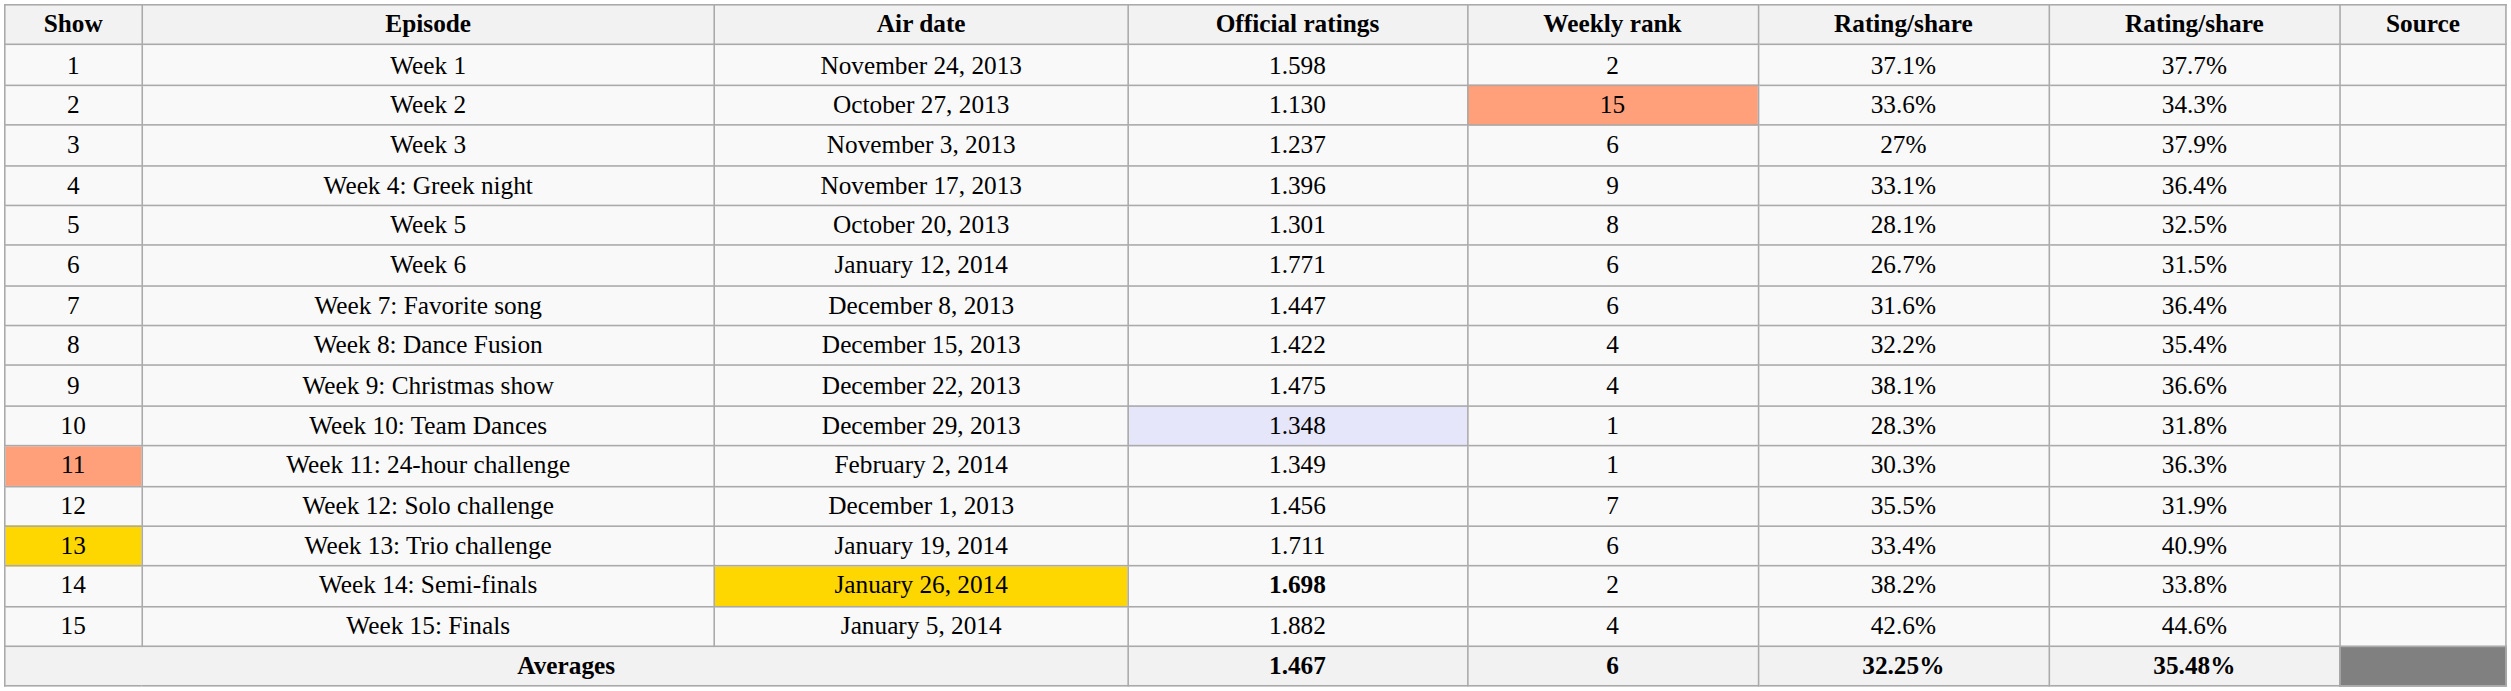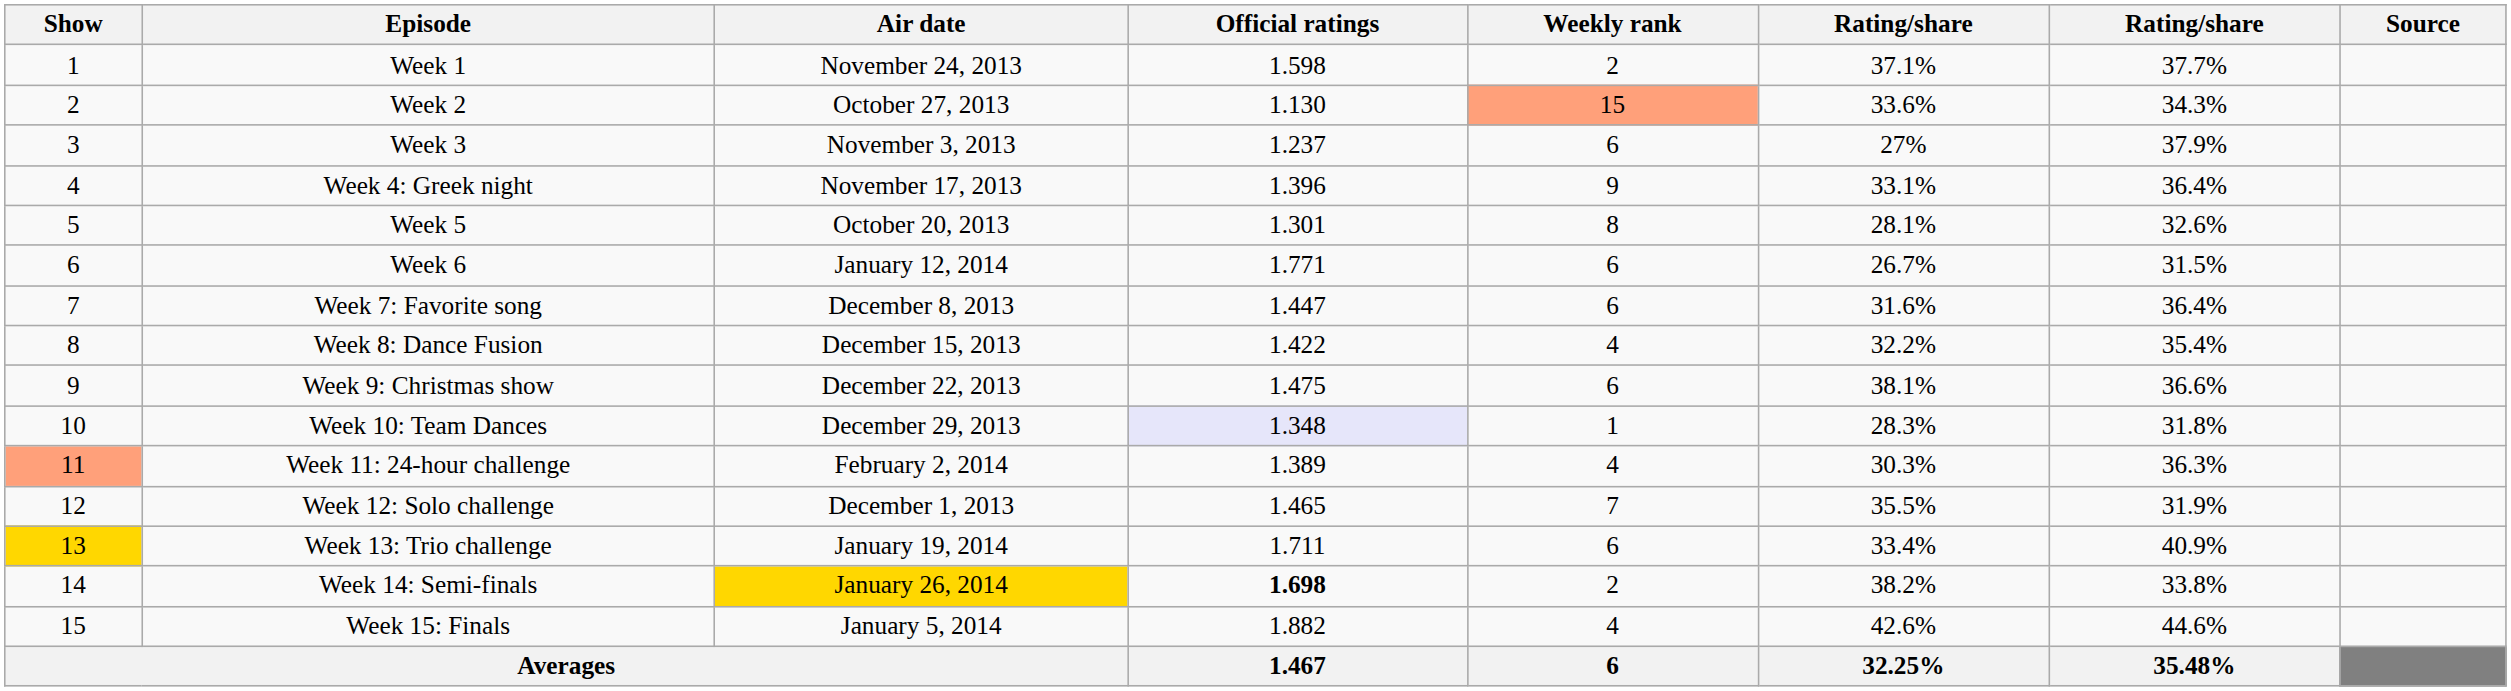(2194, 225) 32.5% -> (2194, 225) 32.6%
(1612, 385) 4 -> (1612, 385) 6
(1297, 465) 1.349 -> (1297, 465) 1.389
(1612, 465) 1 -> (1612, 465) 4
(1297, 505) 1.456 -> (1297, 505) 1.465
